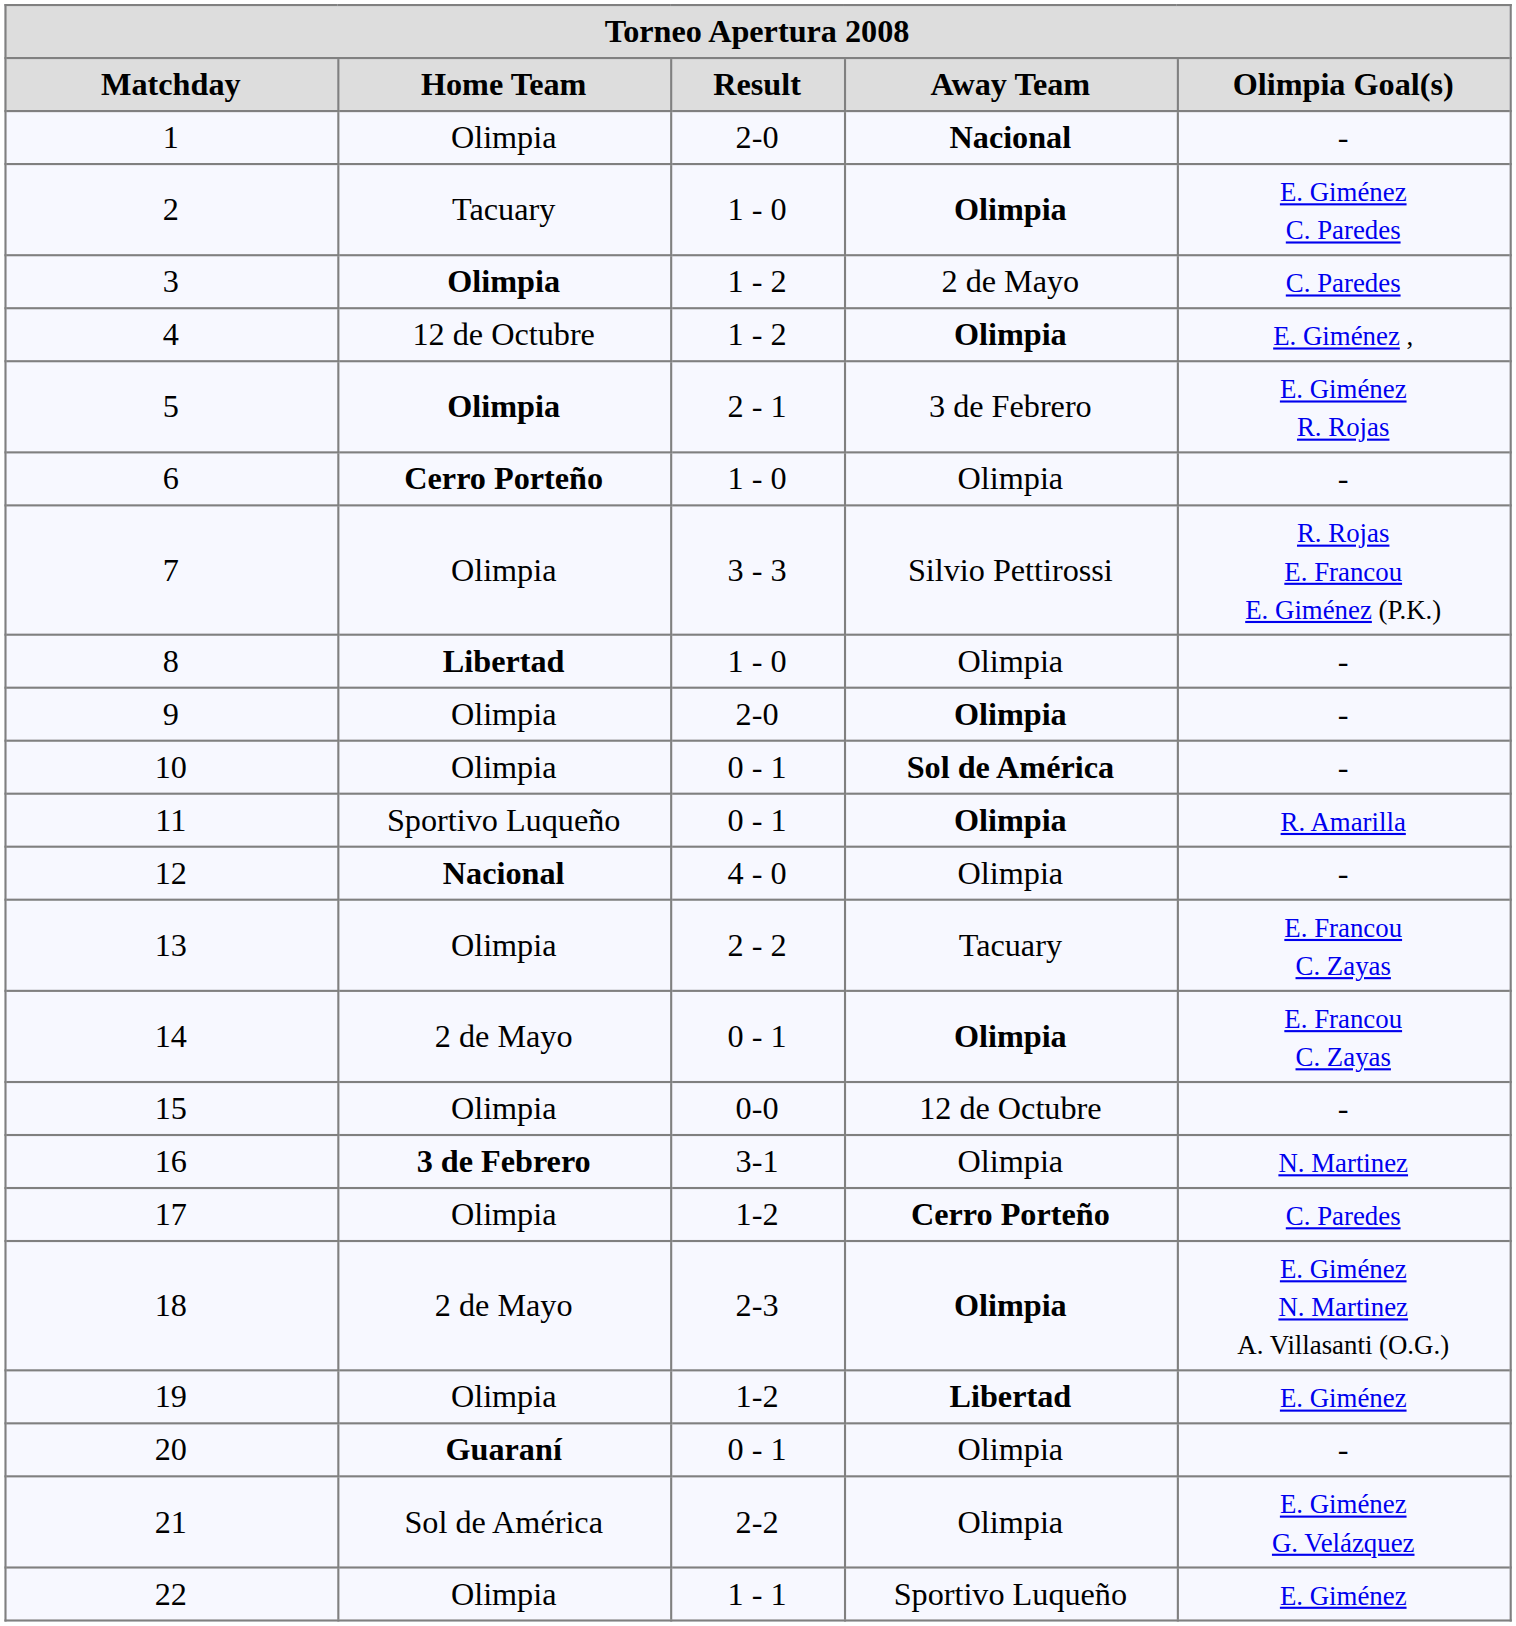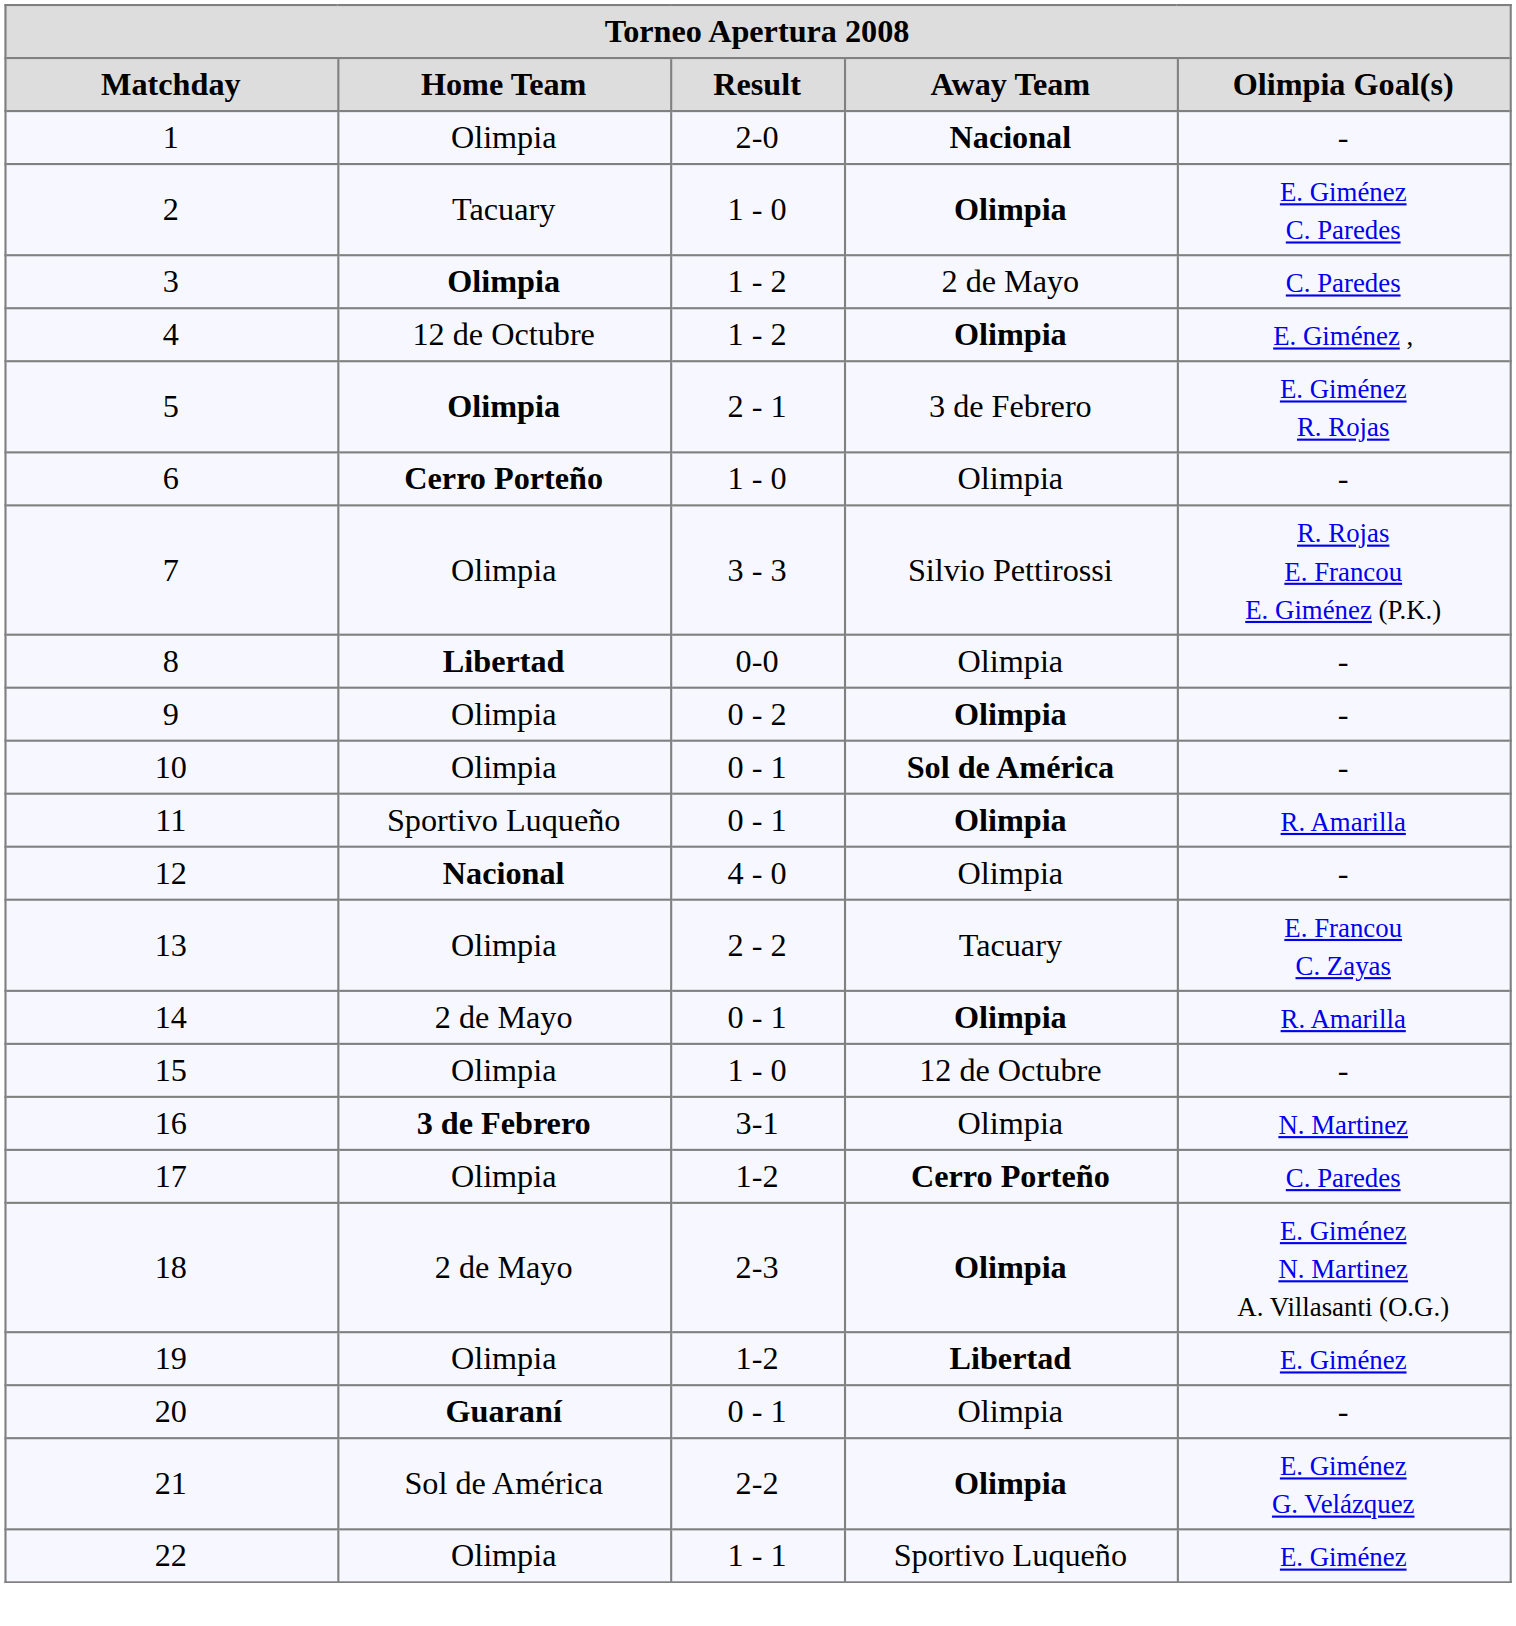(757, 660) 1 - 0 -> (757, 660) 0-0
(757, 713) 2-0 -> (757, 713) 0 - 2
(1343, 1039) E. Francou C. Zayas -> (1343, 1019) R. Amarilla
(757, 1107) 0-0 -> (757, 1069) 1 - 0
(1010, 1521) normal -> (1010, 1483) bold
